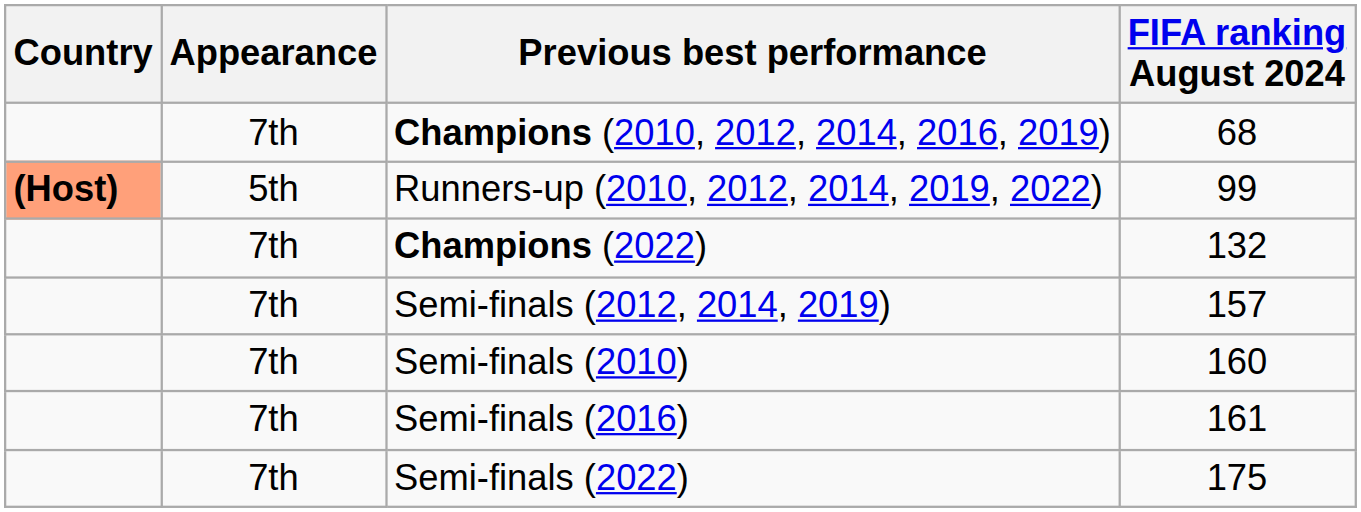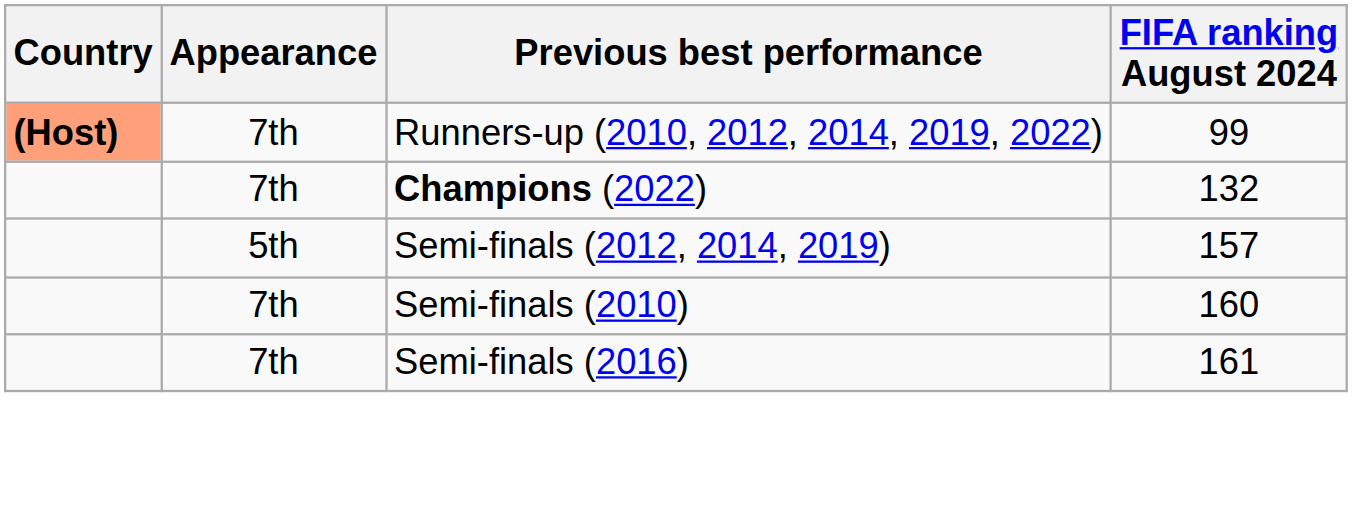- row: (753, 131)
(273, 189) 5th -> (273, 131) 7th
(273, 304) 7th -> (273, 246) 5th
- row: (541, 477)
